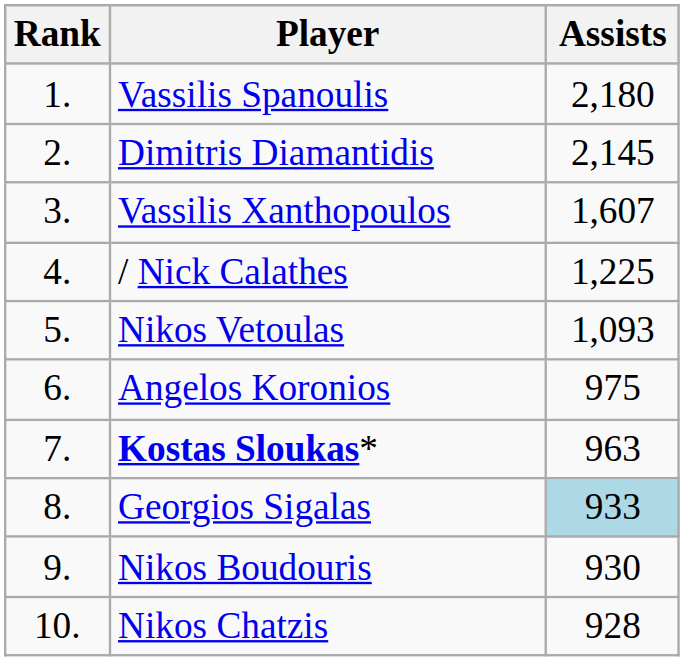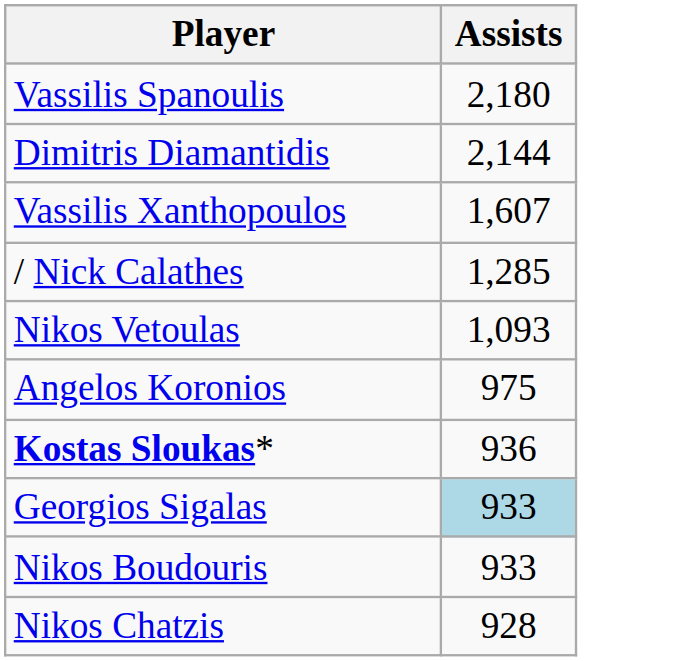- column: (57, 34)
(613, 152) 2,145 -> (509, 152) 2,144
(613, 270) 1,225 -> (509, 270) 1,285
(613, 447) 963 -> (509, 447) 936
(613, 566) 930 -> (509, 566) 933
